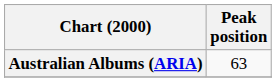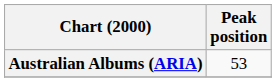(239, 63) 63 -> (239, 63) 53
